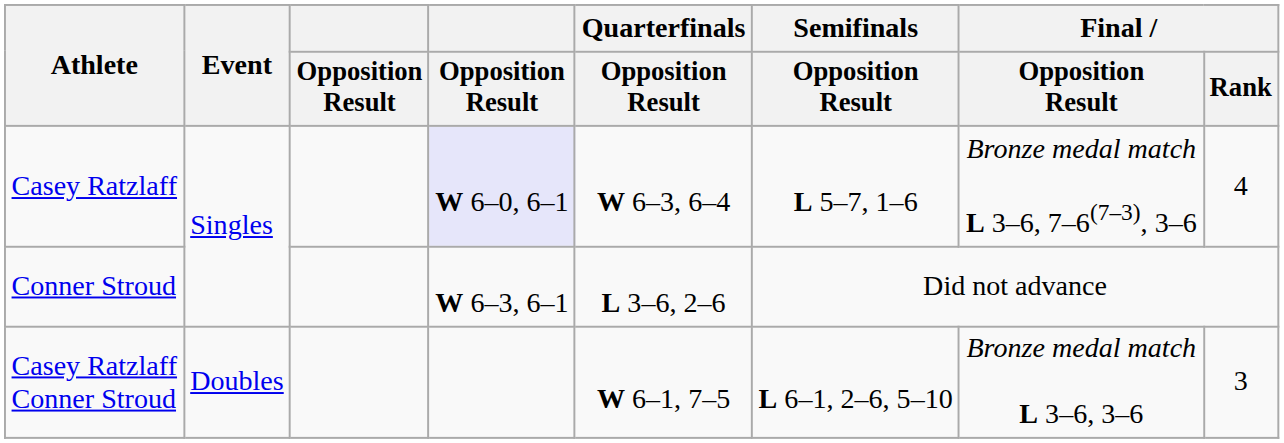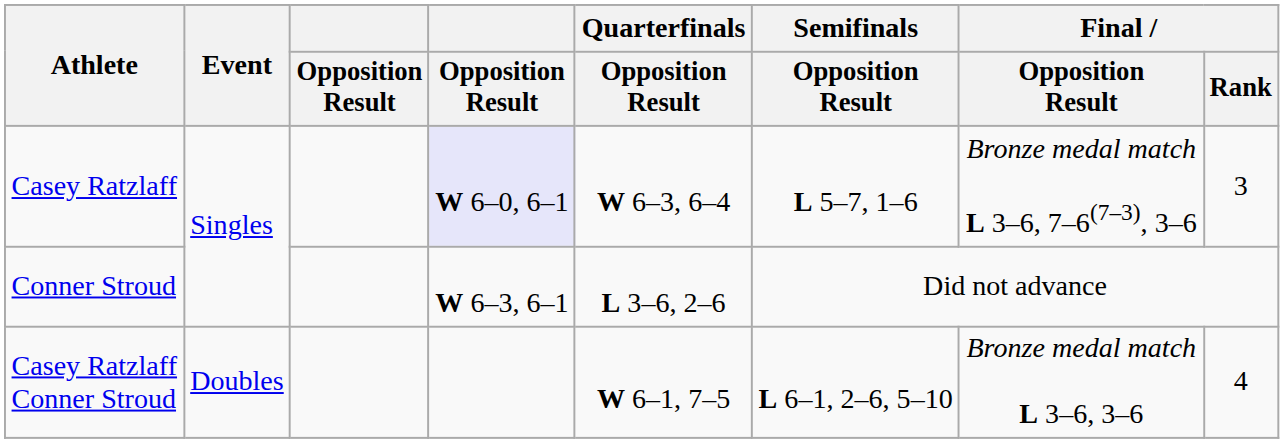(1241, 186) 4 -> (1241, 186) 3
(1241, 382) 3 -> (1241, 382) 4
